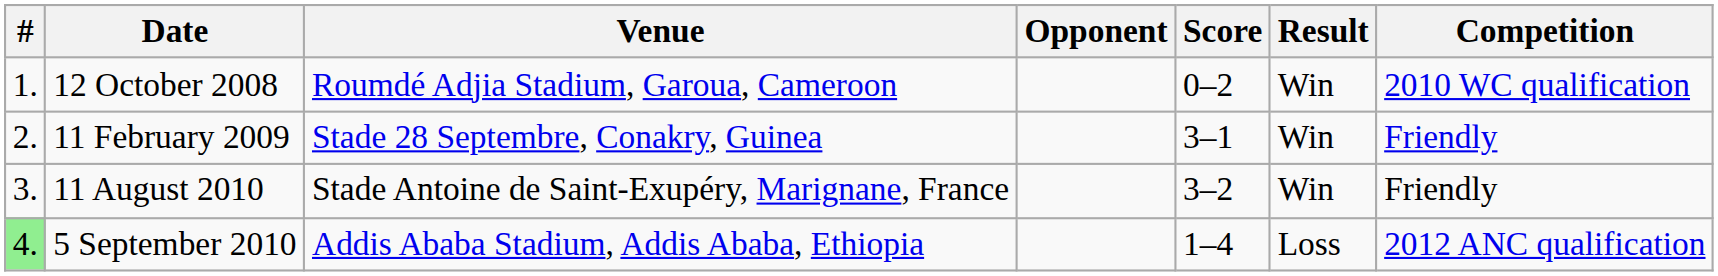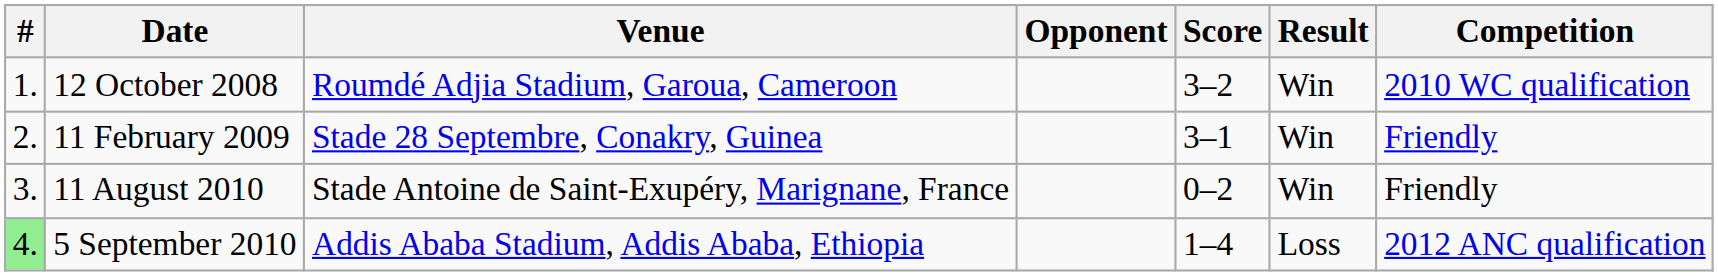(1208, 84) 0–2 -> (1208, 84) 3–2
(1208, 190) 3–2 -> (1208, 190) 0–2
